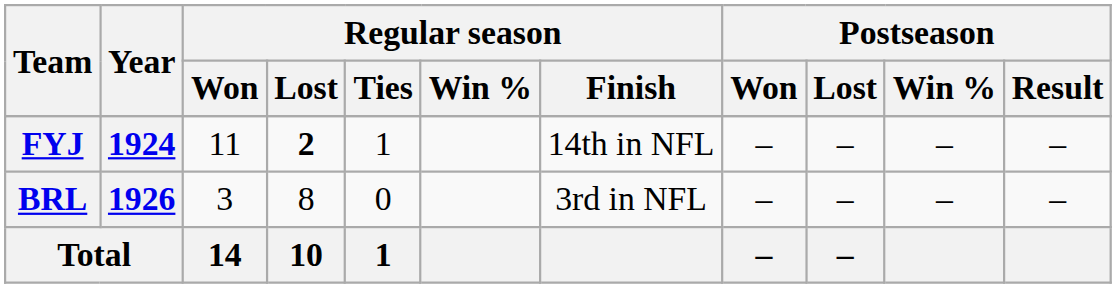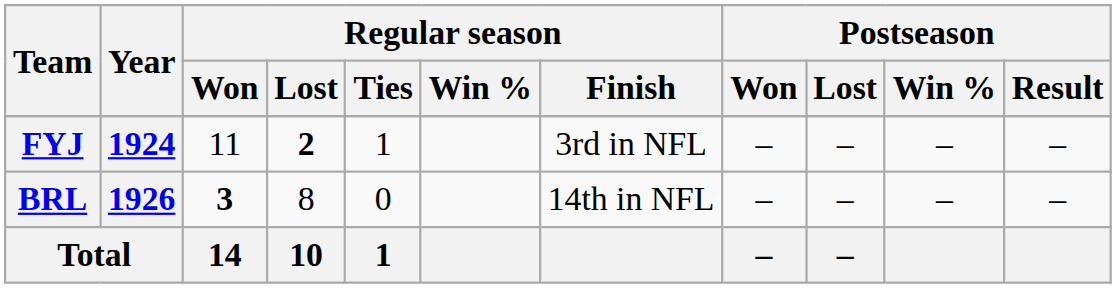(631, 143) 14th in NFL -> (631, 143) 3rd in NFL
(225, 199) normal -> (225, 199) bold
(631, 199) 3rd in NFL -> (631, 199) 14th in NFL
